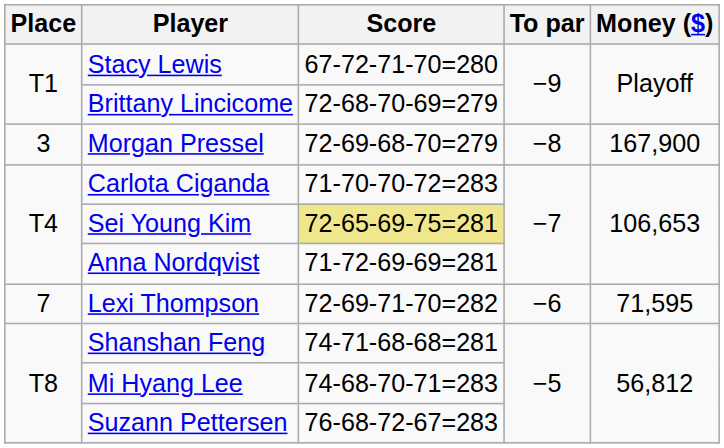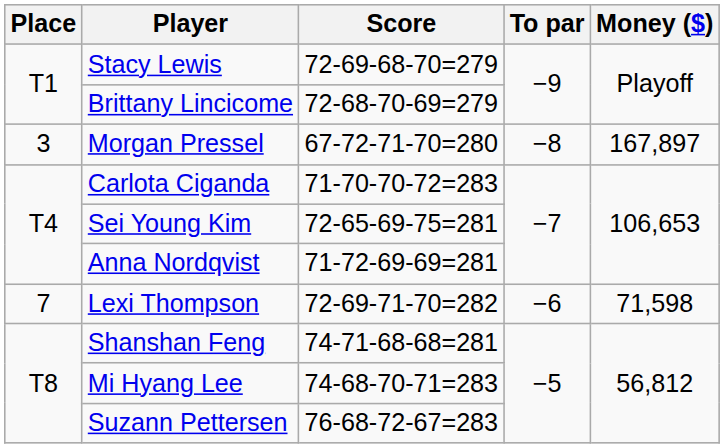(401, 64) 67-72-71-70=280 -> (401, 64) 72-69-68-70=279
(401, 143) 72-69-68-70=279 -> (401, 143) 67-72-71-70=280
(655, 143) 167,900 -> (655, 143) 167,897
(401, 223) khaki background -> (401, 223) no background
(655, 303) 71,595 -> (655, 303) 71,598
